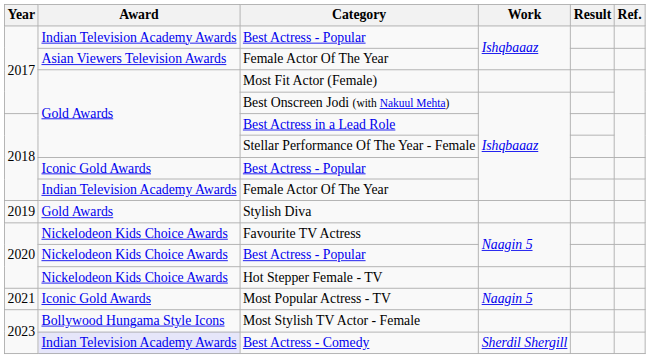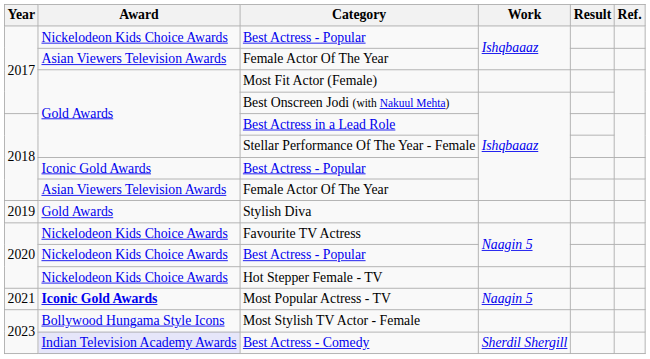(139, 37) Indian Television Academy Awards -> (135, 37) Nickelodeon Kids Choice Awards
(139, 189) Indian Television Academy Awards -> (134, 189) Asian Viewers Television Awards
(96, 299) normal -> (99, 299) bold
